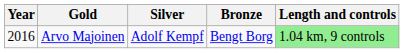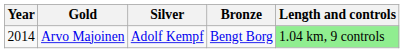(21, 36) 2016 -> (21, 36) 2014
